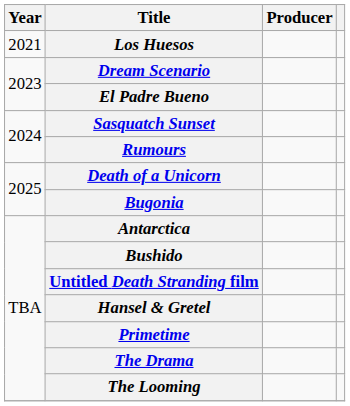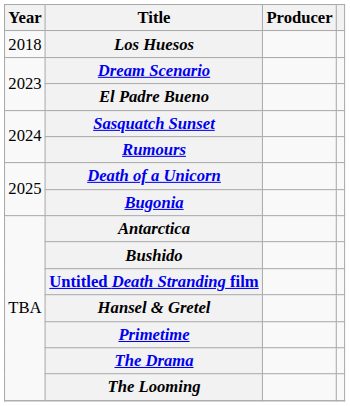(25, 44) 2021 -> (25, 44) 2018
